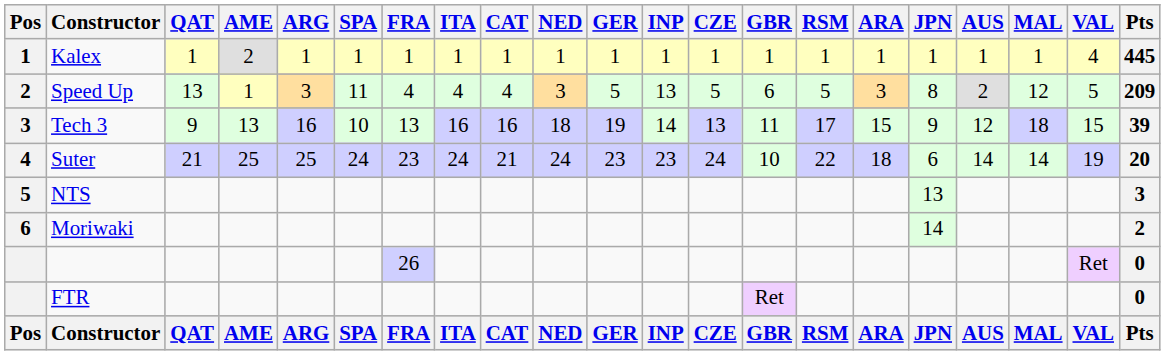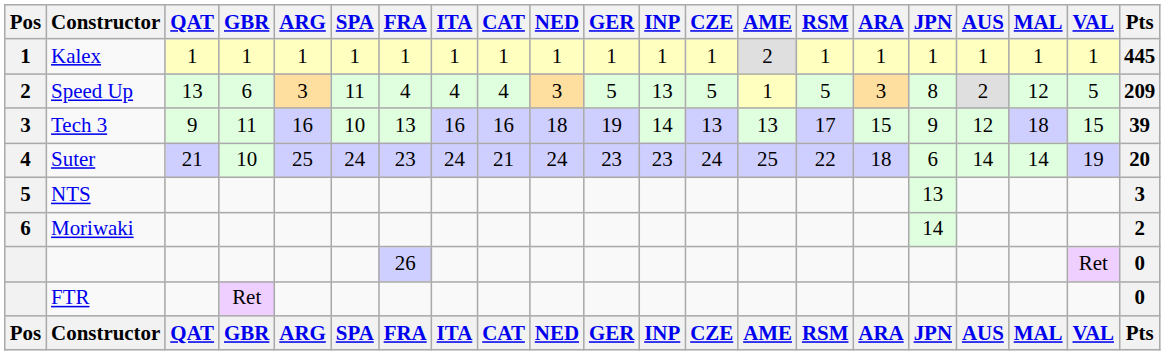columns swapped: (248, 21) <-> (769, 21)
(1093, 55) 4 -> (1093, 55) 1
